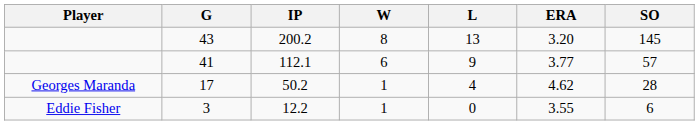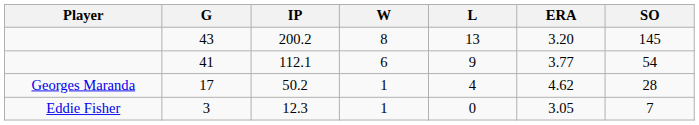(650, 62) 57 -> (650, 62) 54
(295, 108) 12.2 -> (295, 108) 12.3
(561, 108) 3.55 -> (561, 108) 3.05
(650, 108) 6 -> (650, 108) 7
